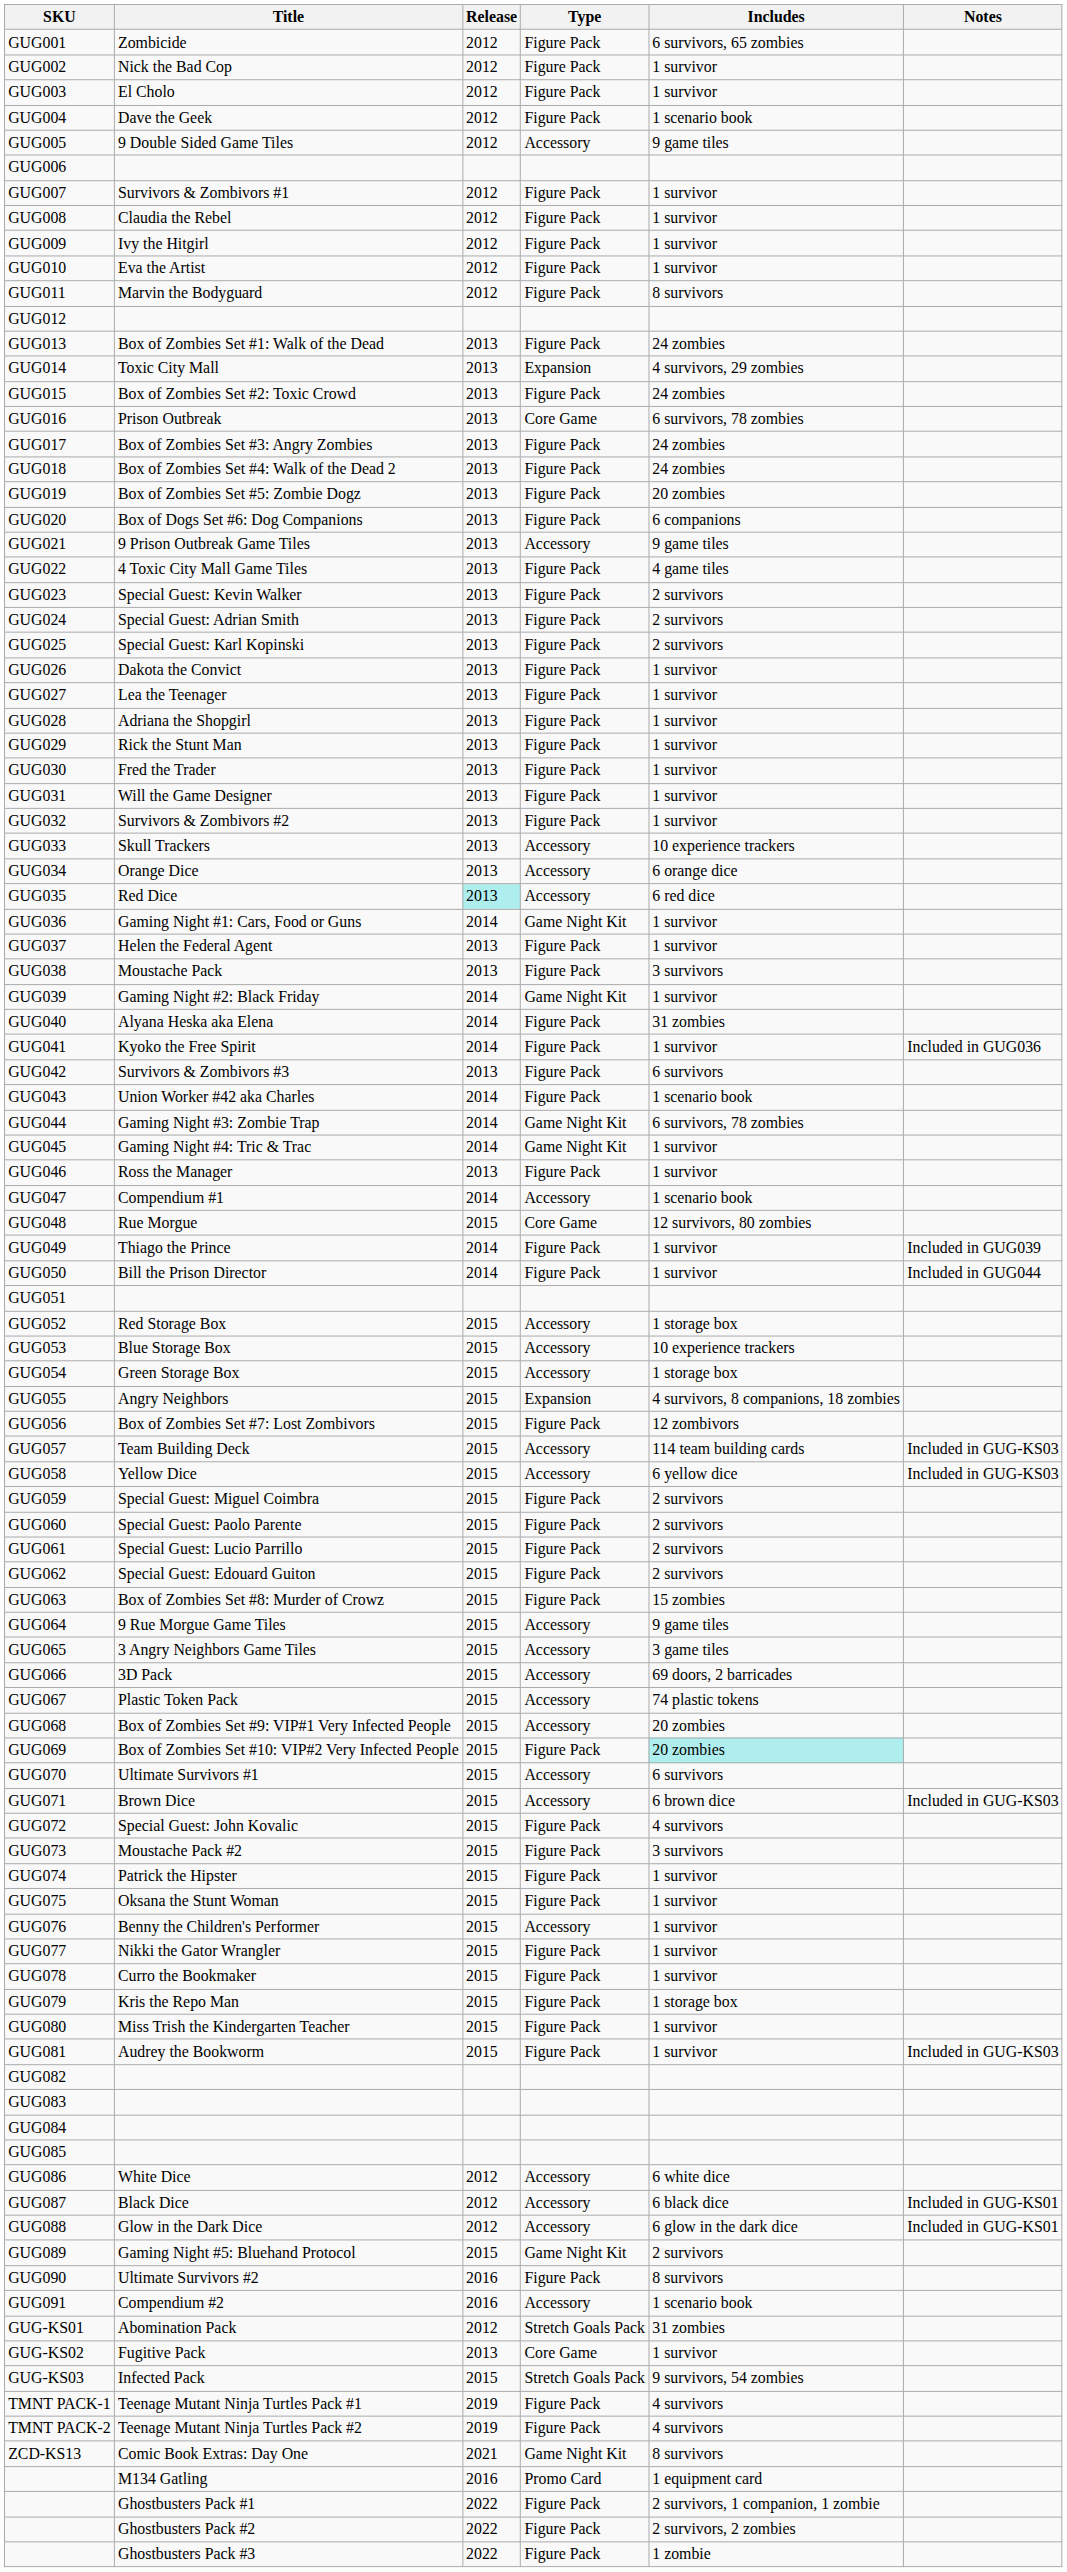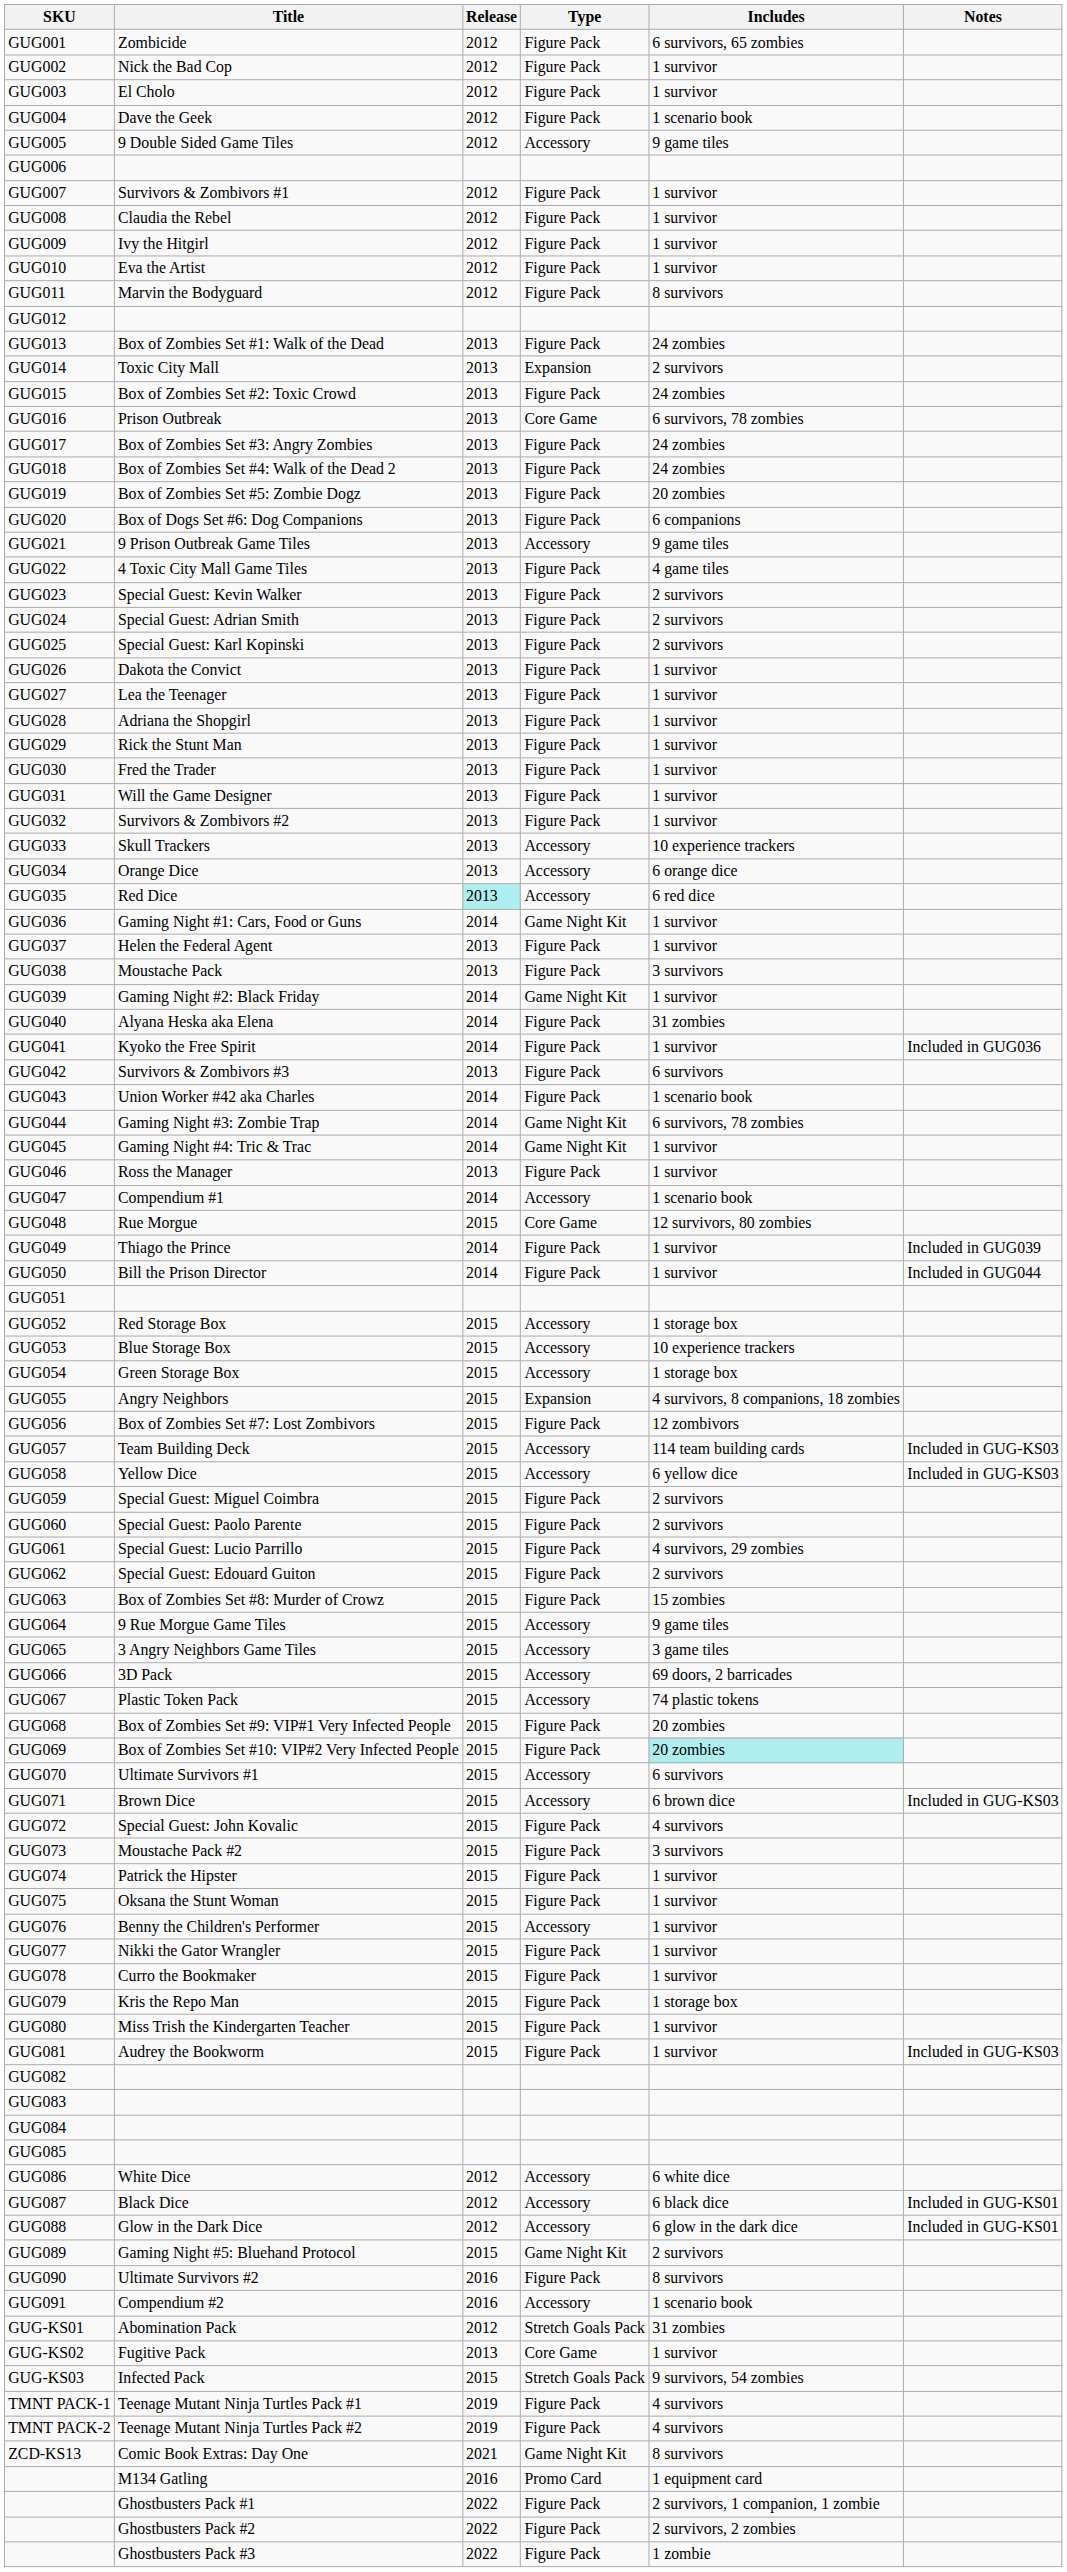(728, 368) 4 survivors, 29 zombies -> (688, 368) 2 survivors
(688, 1549) 2 survivors -> (728, 1549) 4 survivors, 29 zombies
(557, 1725) Accessory -> (562, 1725) Figure Pack
